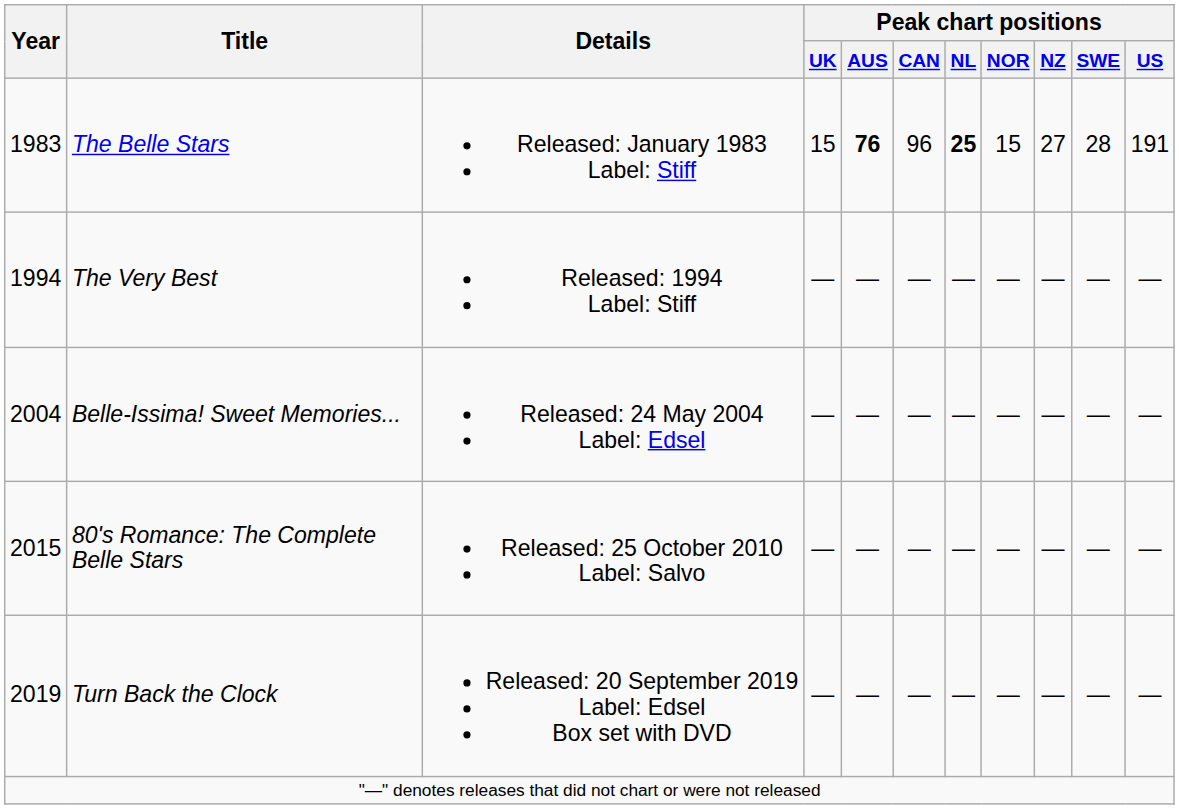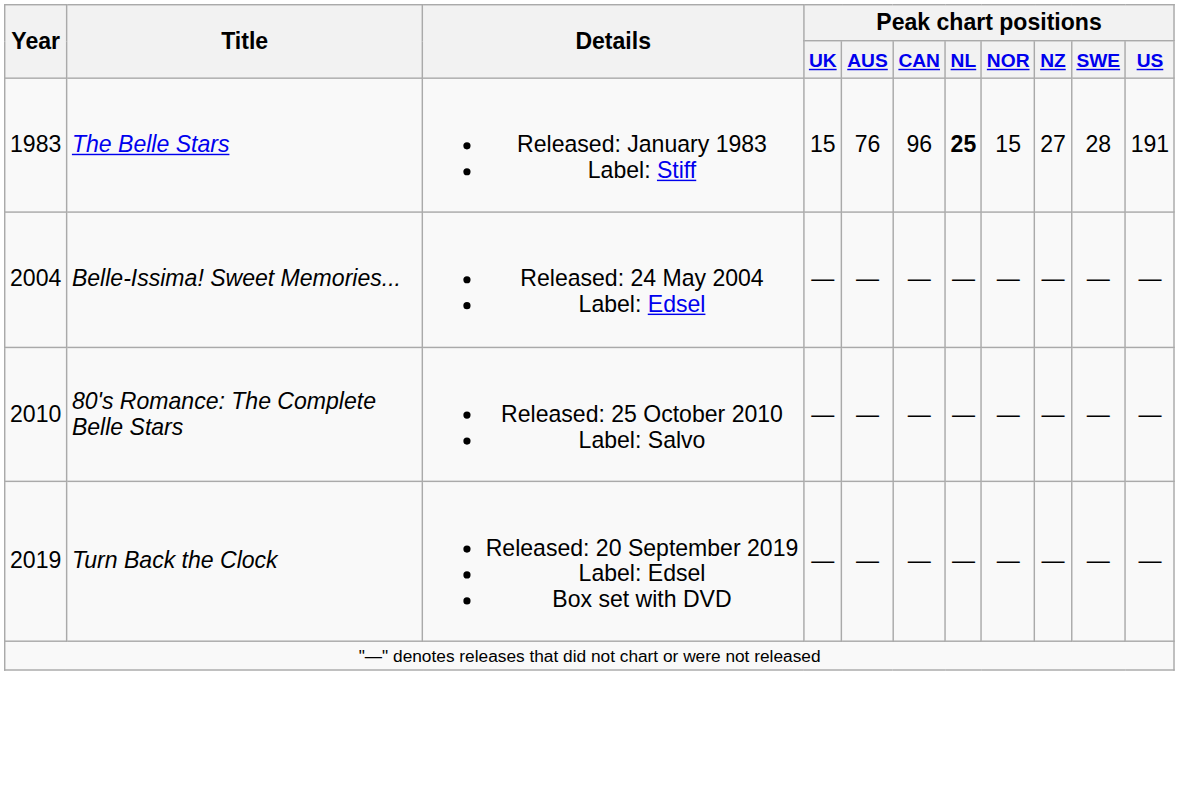(868, 144) bold -> (868, 144) normal
- row: (144, 279)
(36, 548) 2015 -> (36, 413) 2010
